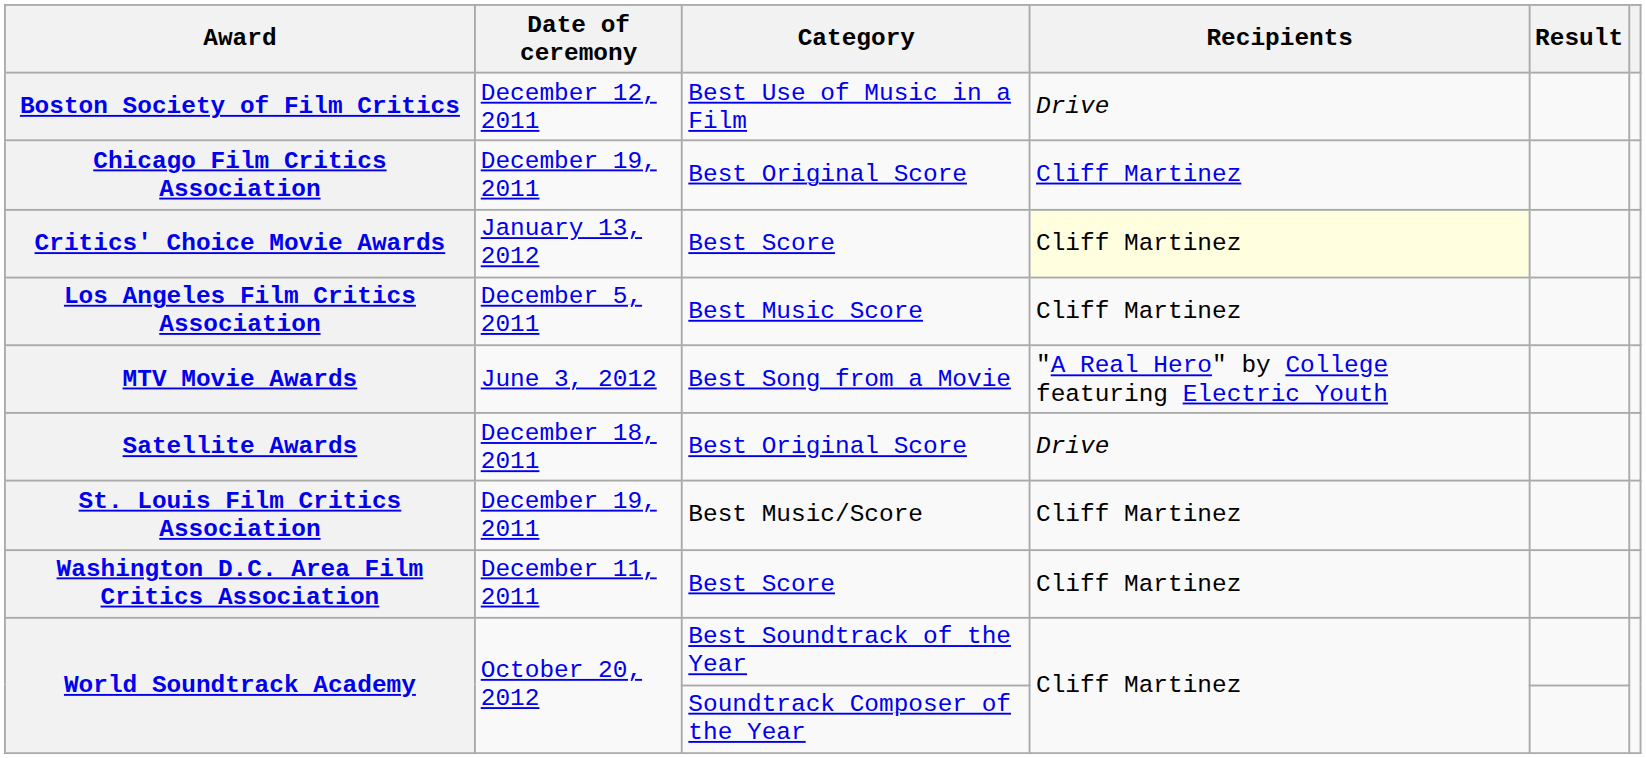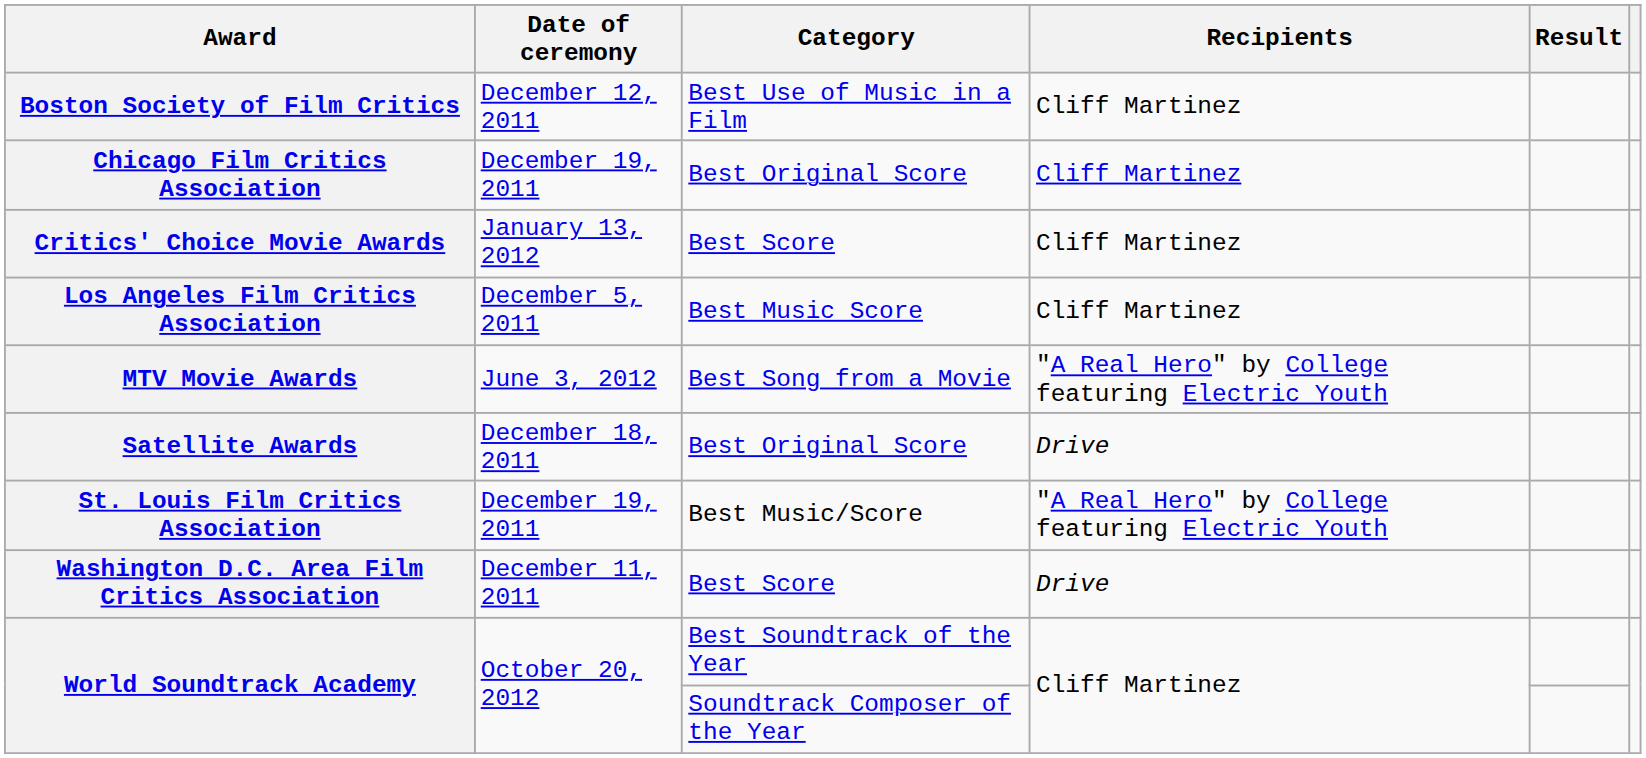(1073, 107) Drive -> (1139, 107) Cliff Martinez
(1139, 243) lightyellow background -> (1139, 243) no background
(1139, 515) Cliff Martinez -> (1212, 515) "A Real Hero" by College featuring Electric Youth
(1139, 583) Cliff Martinez -> (1073, 583) Drive
